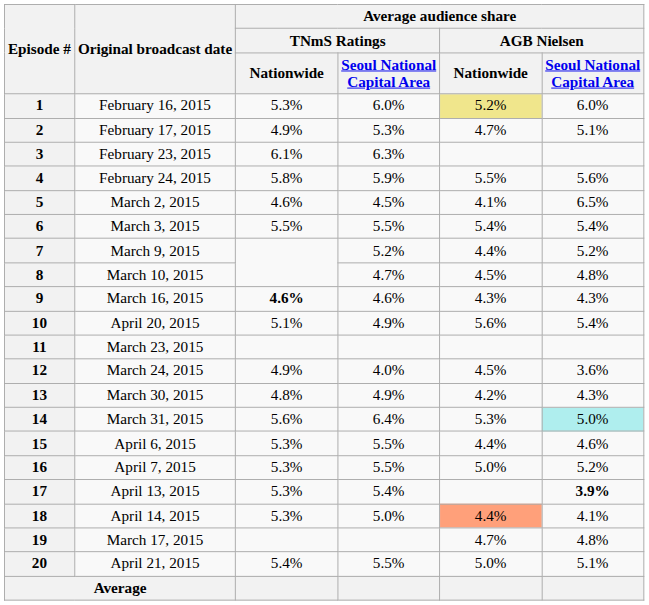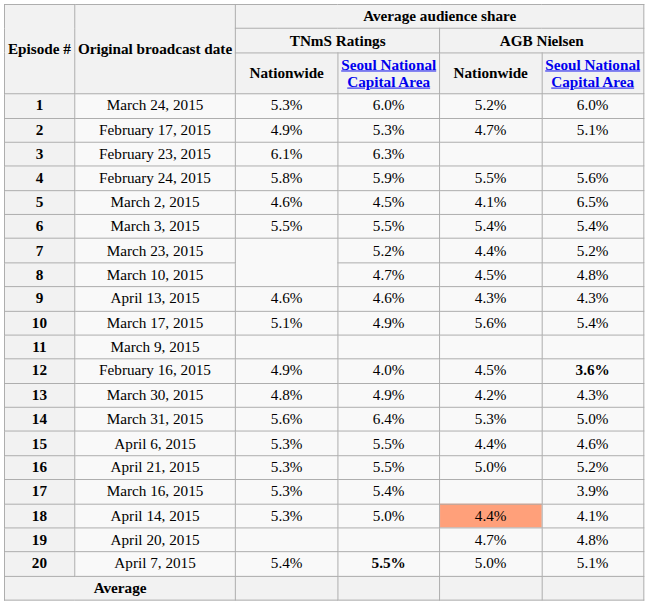(155, 105) February 16, 2015 -> (155, 105) March 24, 2015
(491, 105) khaki background -> (491, 105) no background
(155, 250) March 9, 2015 -> (155, 250) March 23, 2015
(155, 298) March 16, 2015 -> (155, 298) April 13, 2015
(287, 298) bold -> (287, 298) normal
(155, 322) April 20, 2015 -> (155, 322) March 17, 2015
(155, 347) March 23, 2015 -> (155, 347) March 9, 2015
(155, 371) March 24, 2015 -> (155, 371) February 16, 2015
(593, 371) normal -> (593, 371) bold
(593, 419) paleturquoise background -> (593, 419) no background
(155, 467) April 7, 2015 -> (155, 467) April 21, 2015
(155, 491) April 13, 2015 -> (155, 491) March 16, 2015
(593, 491) bold -> (593, 491) normal
(155, 539) March 17, 2015 -> (155, 539) April 20, 2015
(155, 563) April 21, 2015 -> (155, 563) April 7, 2015
(389, 563) normal -> (389, 563) bold
